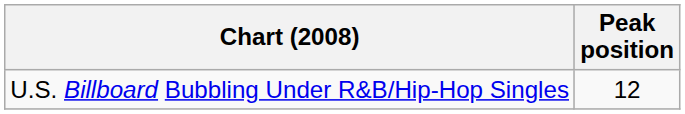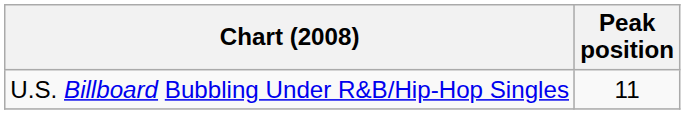(627, 89) 12 -> (627, 89) 11
